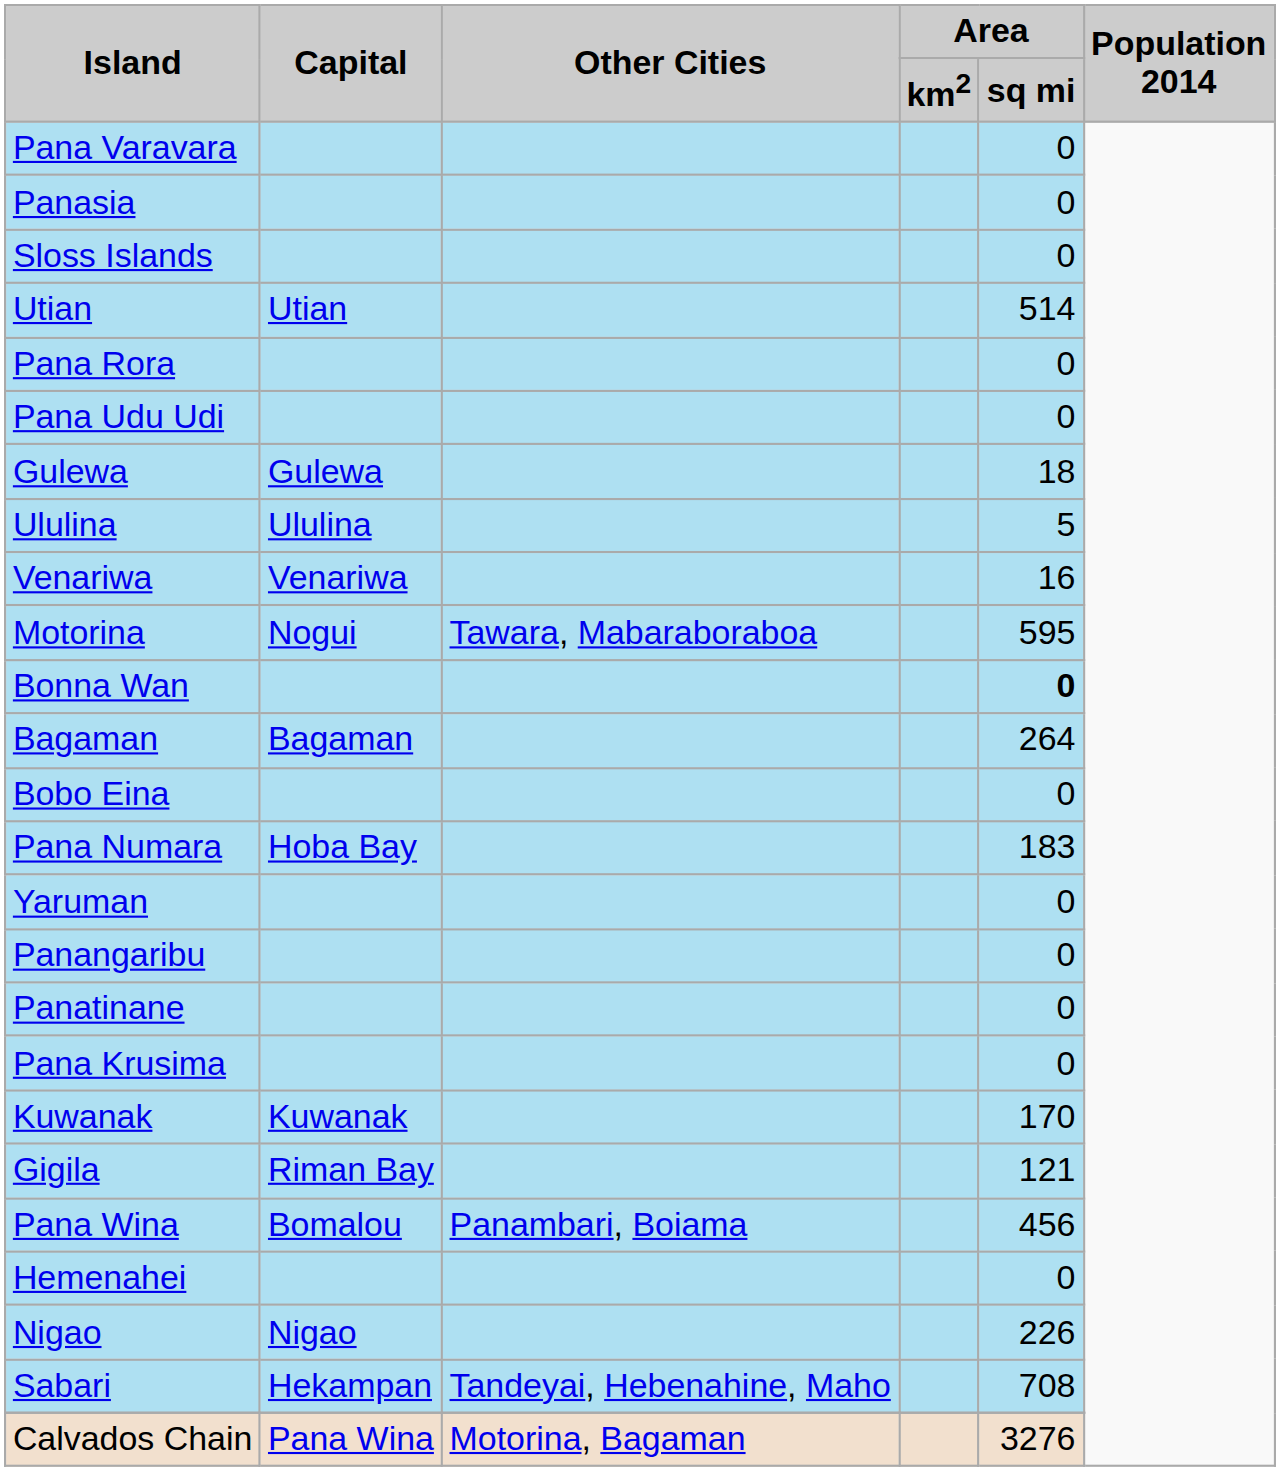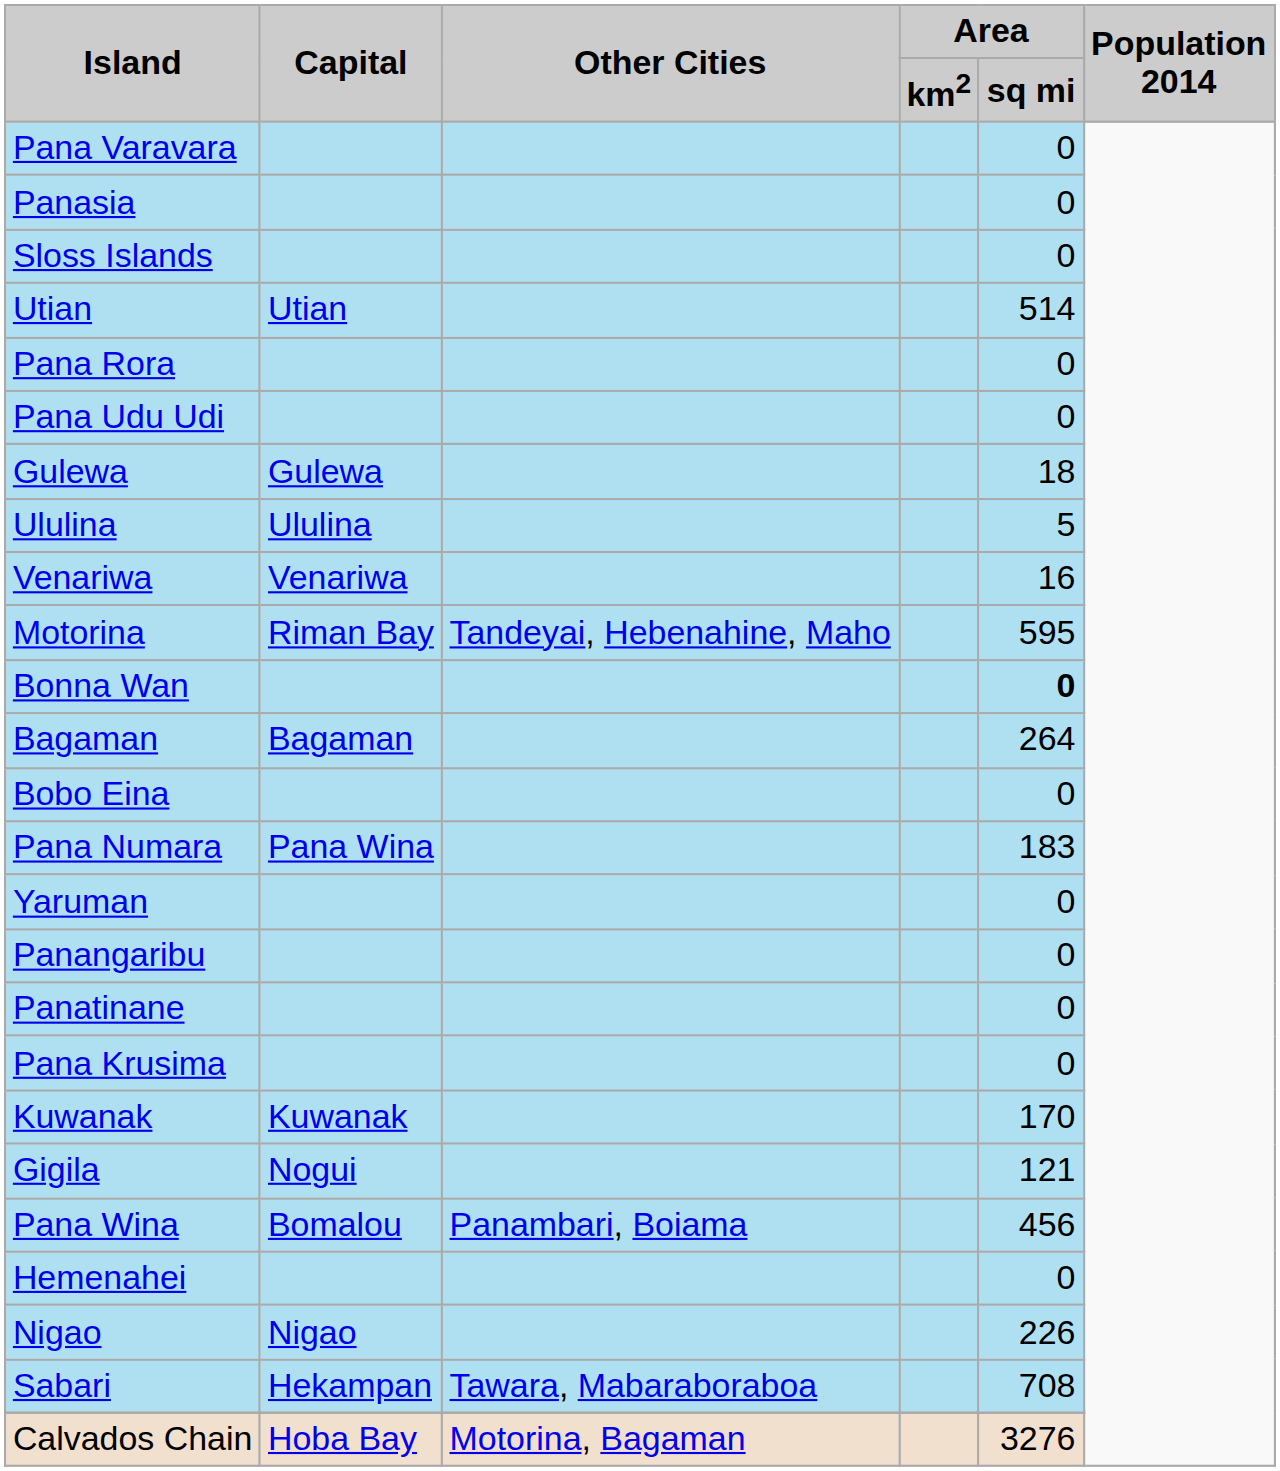(312, 632) Nogui -> (351, 632) Riman Bay
(633, 632) Tawara, Mabaraboraboa -> (670, 632) Tandeyai, Hebenahine, Maho
(342, 847) Hoba Bay -> (351, 847) Pana Wina
(351, 1170) Riman Bay -> (312, 1170) Nogui
(670, 1385) Tandeyai, Hebenahine, Maho -> (633, 1385) Tawara, Mabaraboraboa
(351, 1439) Pana Wina -> (342, 1439) Hoba Bay
